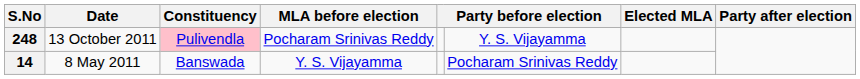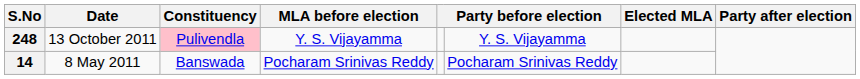(349, 39) Pocharam Srinivas Reddy -> (349, 39) Y. S. Vijayamma
(349, 62) Y. S. Vijayamma -> (349, 62) Pocharam Srinivas Reddy
